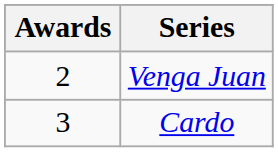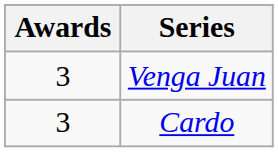(63, 75) 2 -> (63, 75) 3
